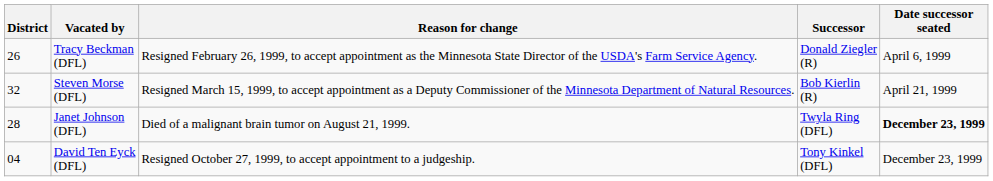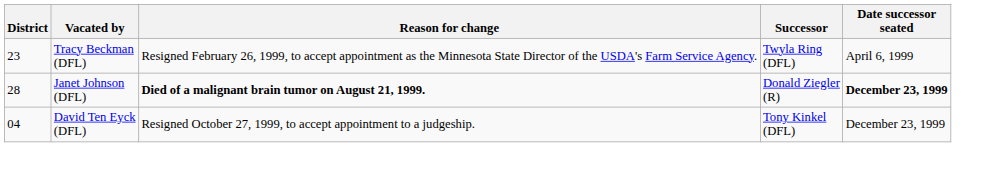(14, 55) 26 -> (14, 55) 23
(839, 55) Donald Ziegler (R) -> (793, 55) Twyla Ring (DFL)
- row: (89, 90)
(276, 124) normal -> (283, 90) bold
(830, 124) Twyla Ring (DFL) -> (801, 90) Donald Ziegler (R)
